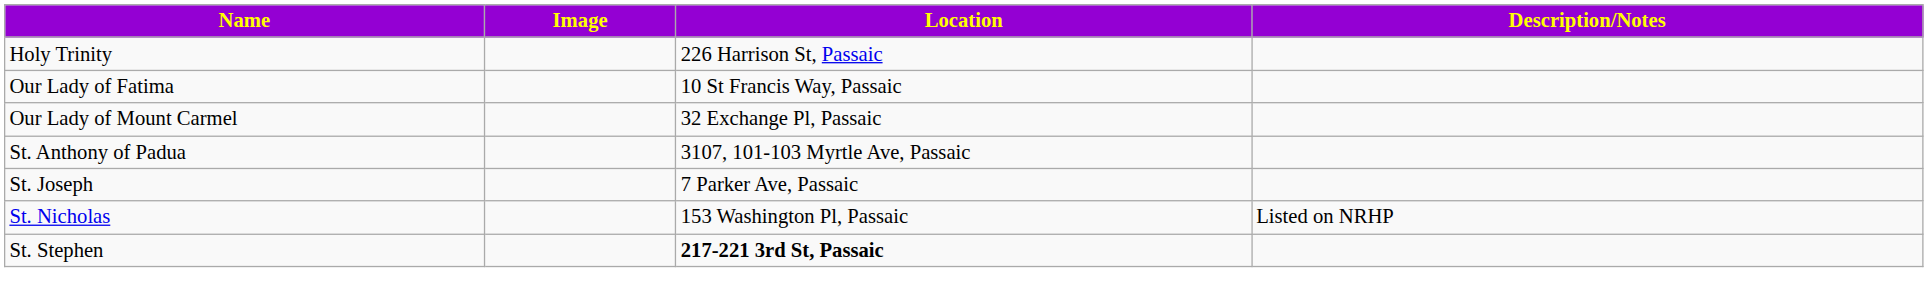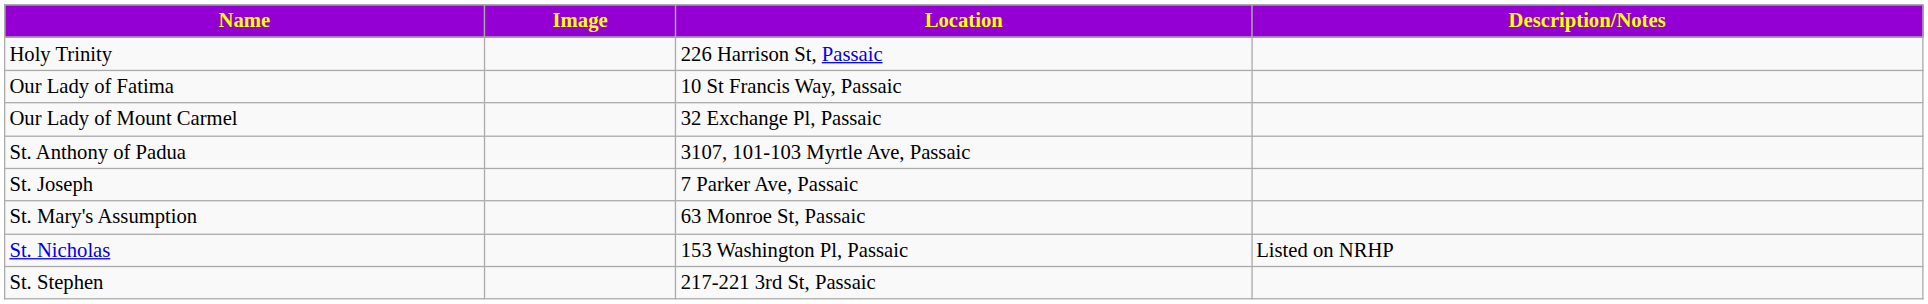+ row: (103, 217)
(782, 250) bold -> (778, 282) normal
